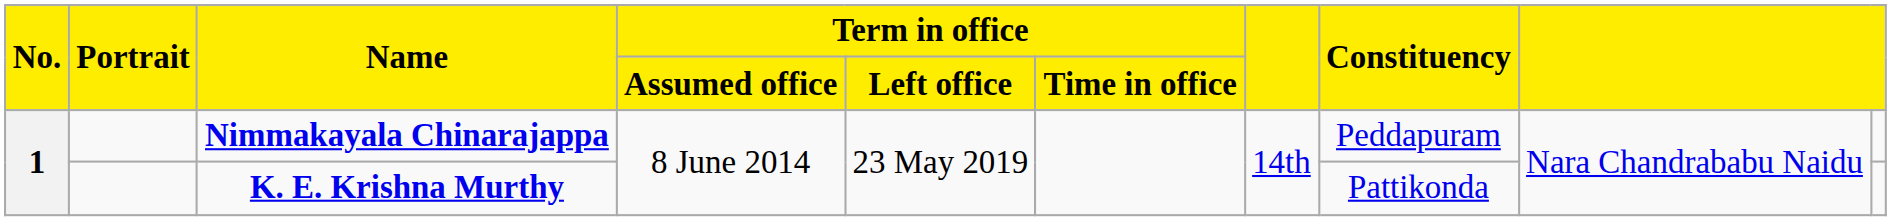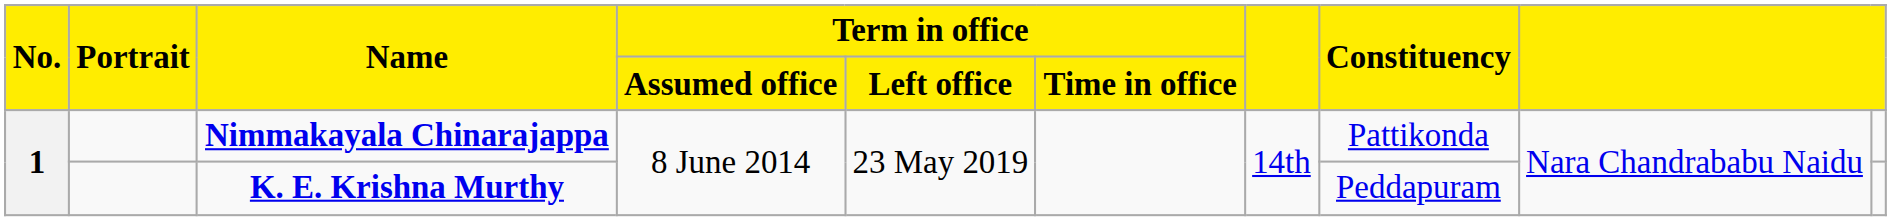(1418, 135) Peddapuram -> (1418, 135) Pattikonda
(1418, 187) Pattikonda -> (1418, 187) Peddapuram
